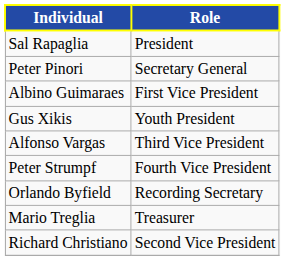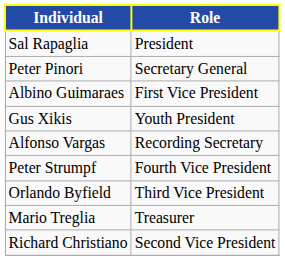(199, 143) Third Vice President -> (199, 143) Recording Secretary
(199, 192) Recording Secretary -> (199, 192) Third Vice President
